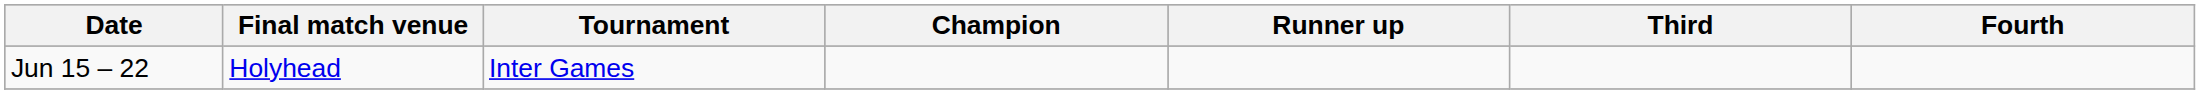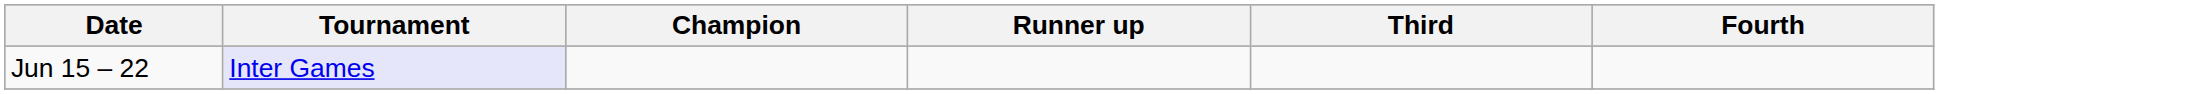- column: (353, 25)
(562, 67) no background -> (302, 67) lavender background
